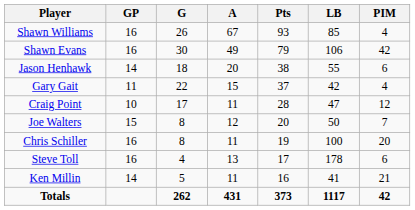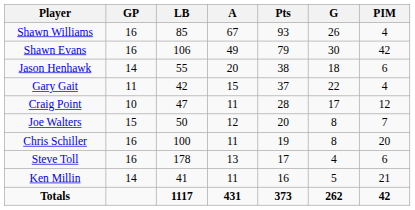columns swapped: (182, 13) <-> (334, 13)
